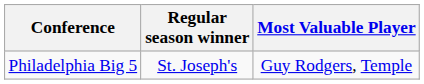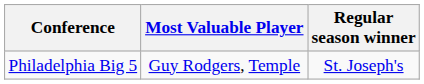columns swapped: (197, 27) <-> (336, 27)
